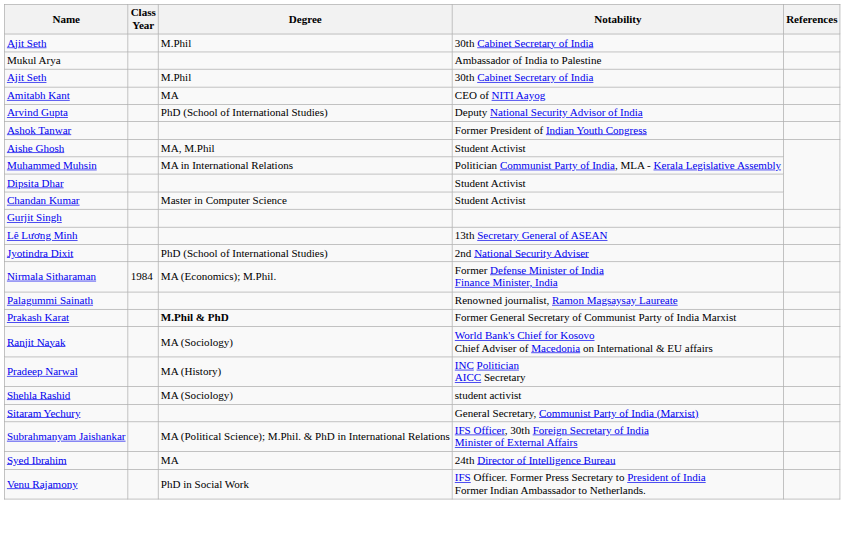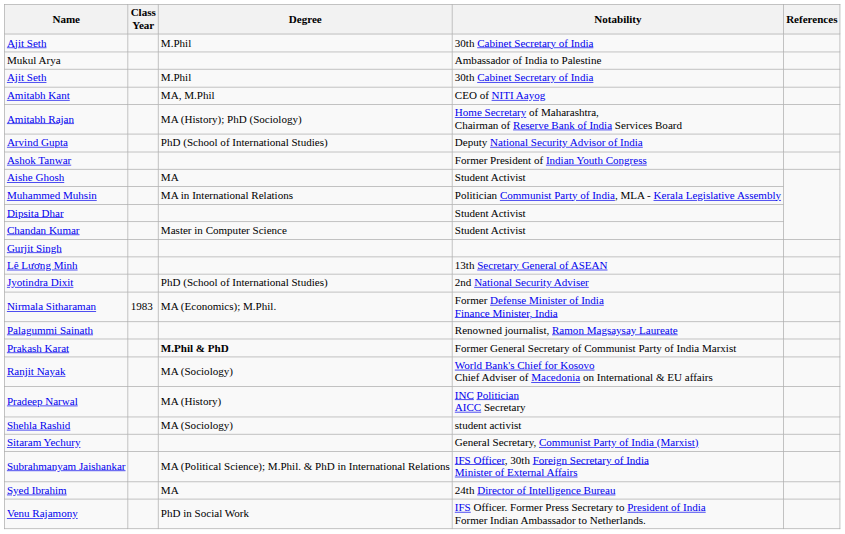(170, 95) MA -> (188, 95) MA, M.Phil
+ row: (40, 119)
(188, 148) MA, M.Phil -> (170, 178) MA
(142, 277) 1984 -> (142, 306) 1983
